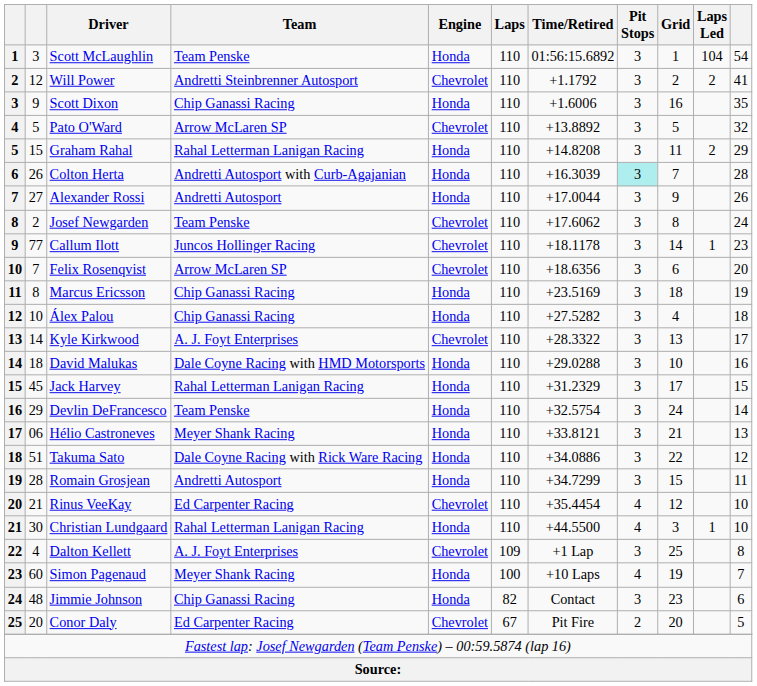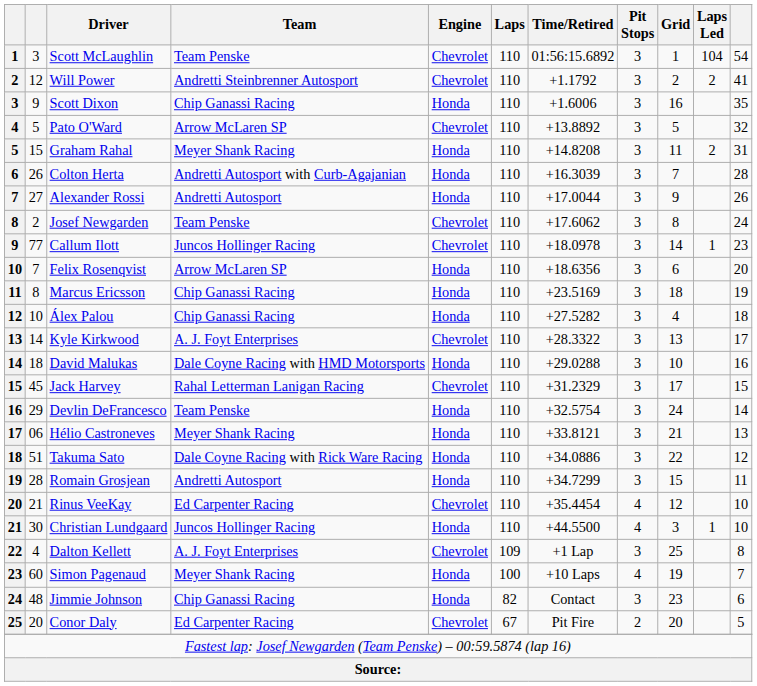(451, 56) Honda -> (460, 56) Chevrolet
(269, 151) Rahal Letterman Lanigan Racing -> (234, 151) Meyer Shank Racing
(741, 151) 29 -> (741, 151) 31
(638, 174) paleturquoise background -> (638, 174) no background
(573, 245) +18.1178 -> (573, 245) +18.0978
(460, 268) Chevrolet -> (451, 268) Honda
(451, 386) Honda -> (460, 386) Chevrolet
(269, 528) Rahal Letterman Lanigan Racing -> (245, 528) Juncos Hollinger Racing
